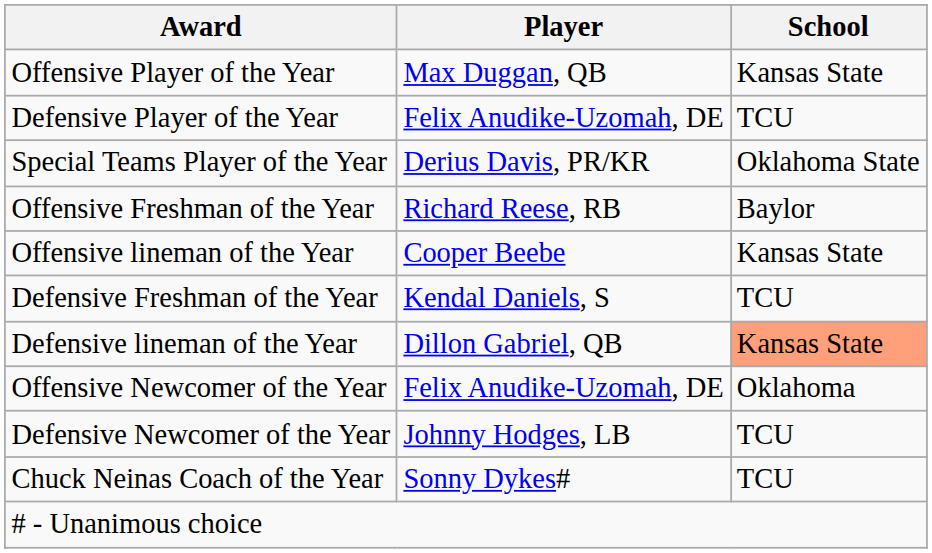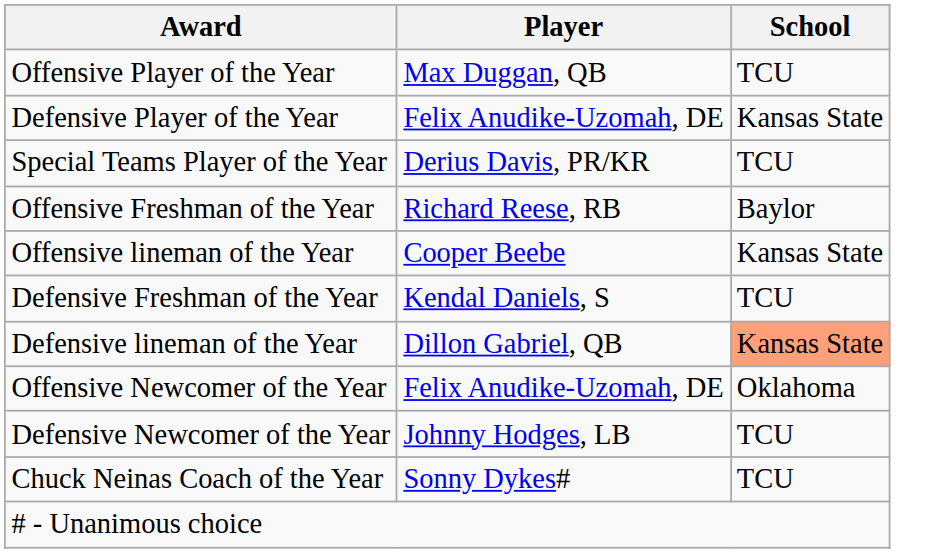(810, 72) Kansas State -> (765, 72) TCU
(765, 117) TCU -> (810, 117) Kansas State
(828, 162) Oklahoma State -> (765, 162) TCU
